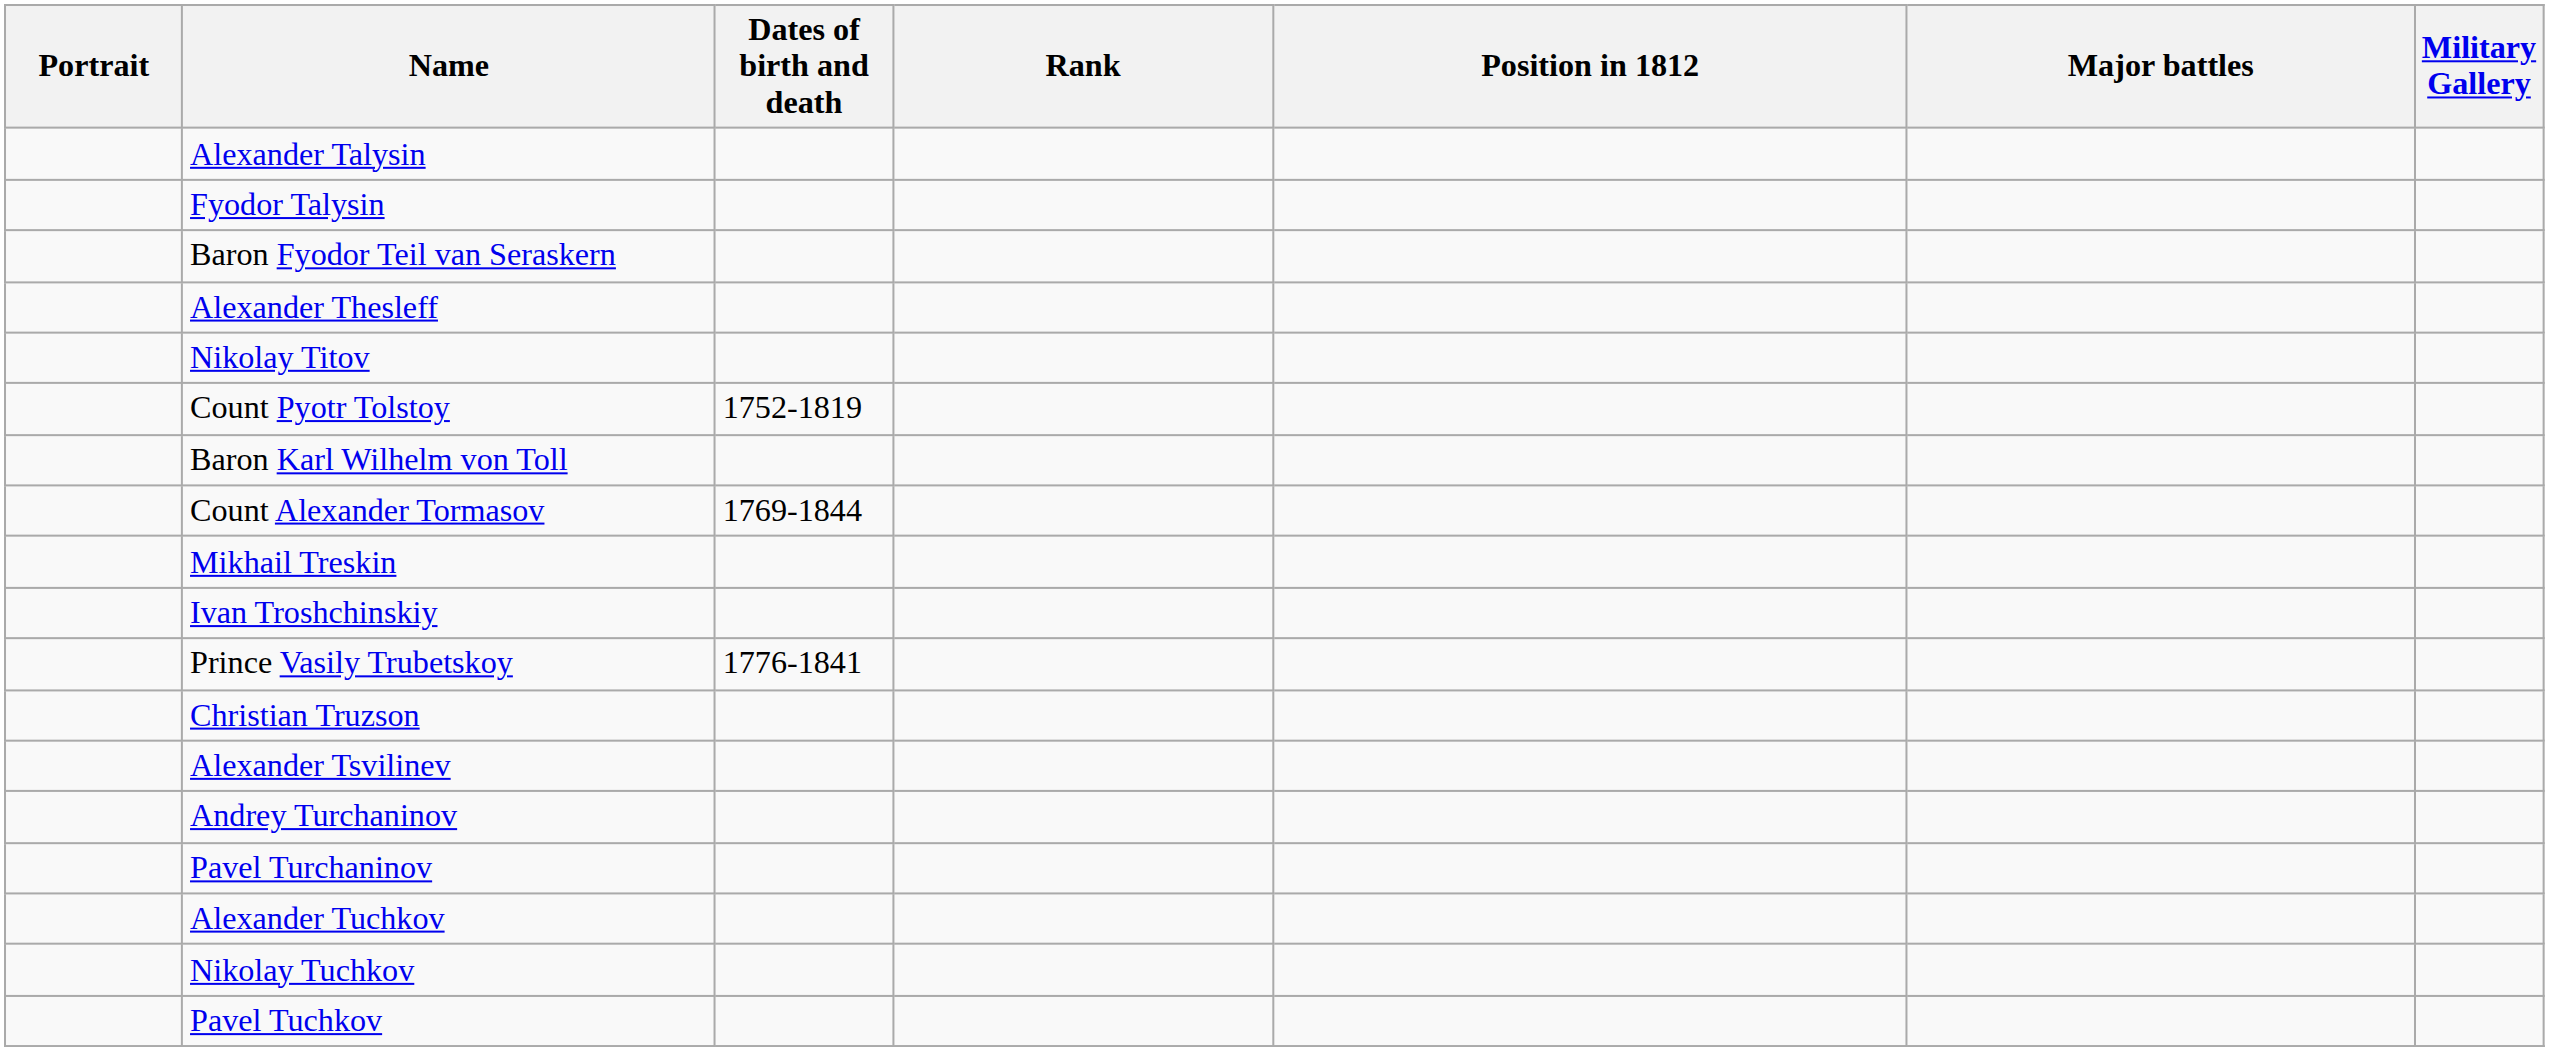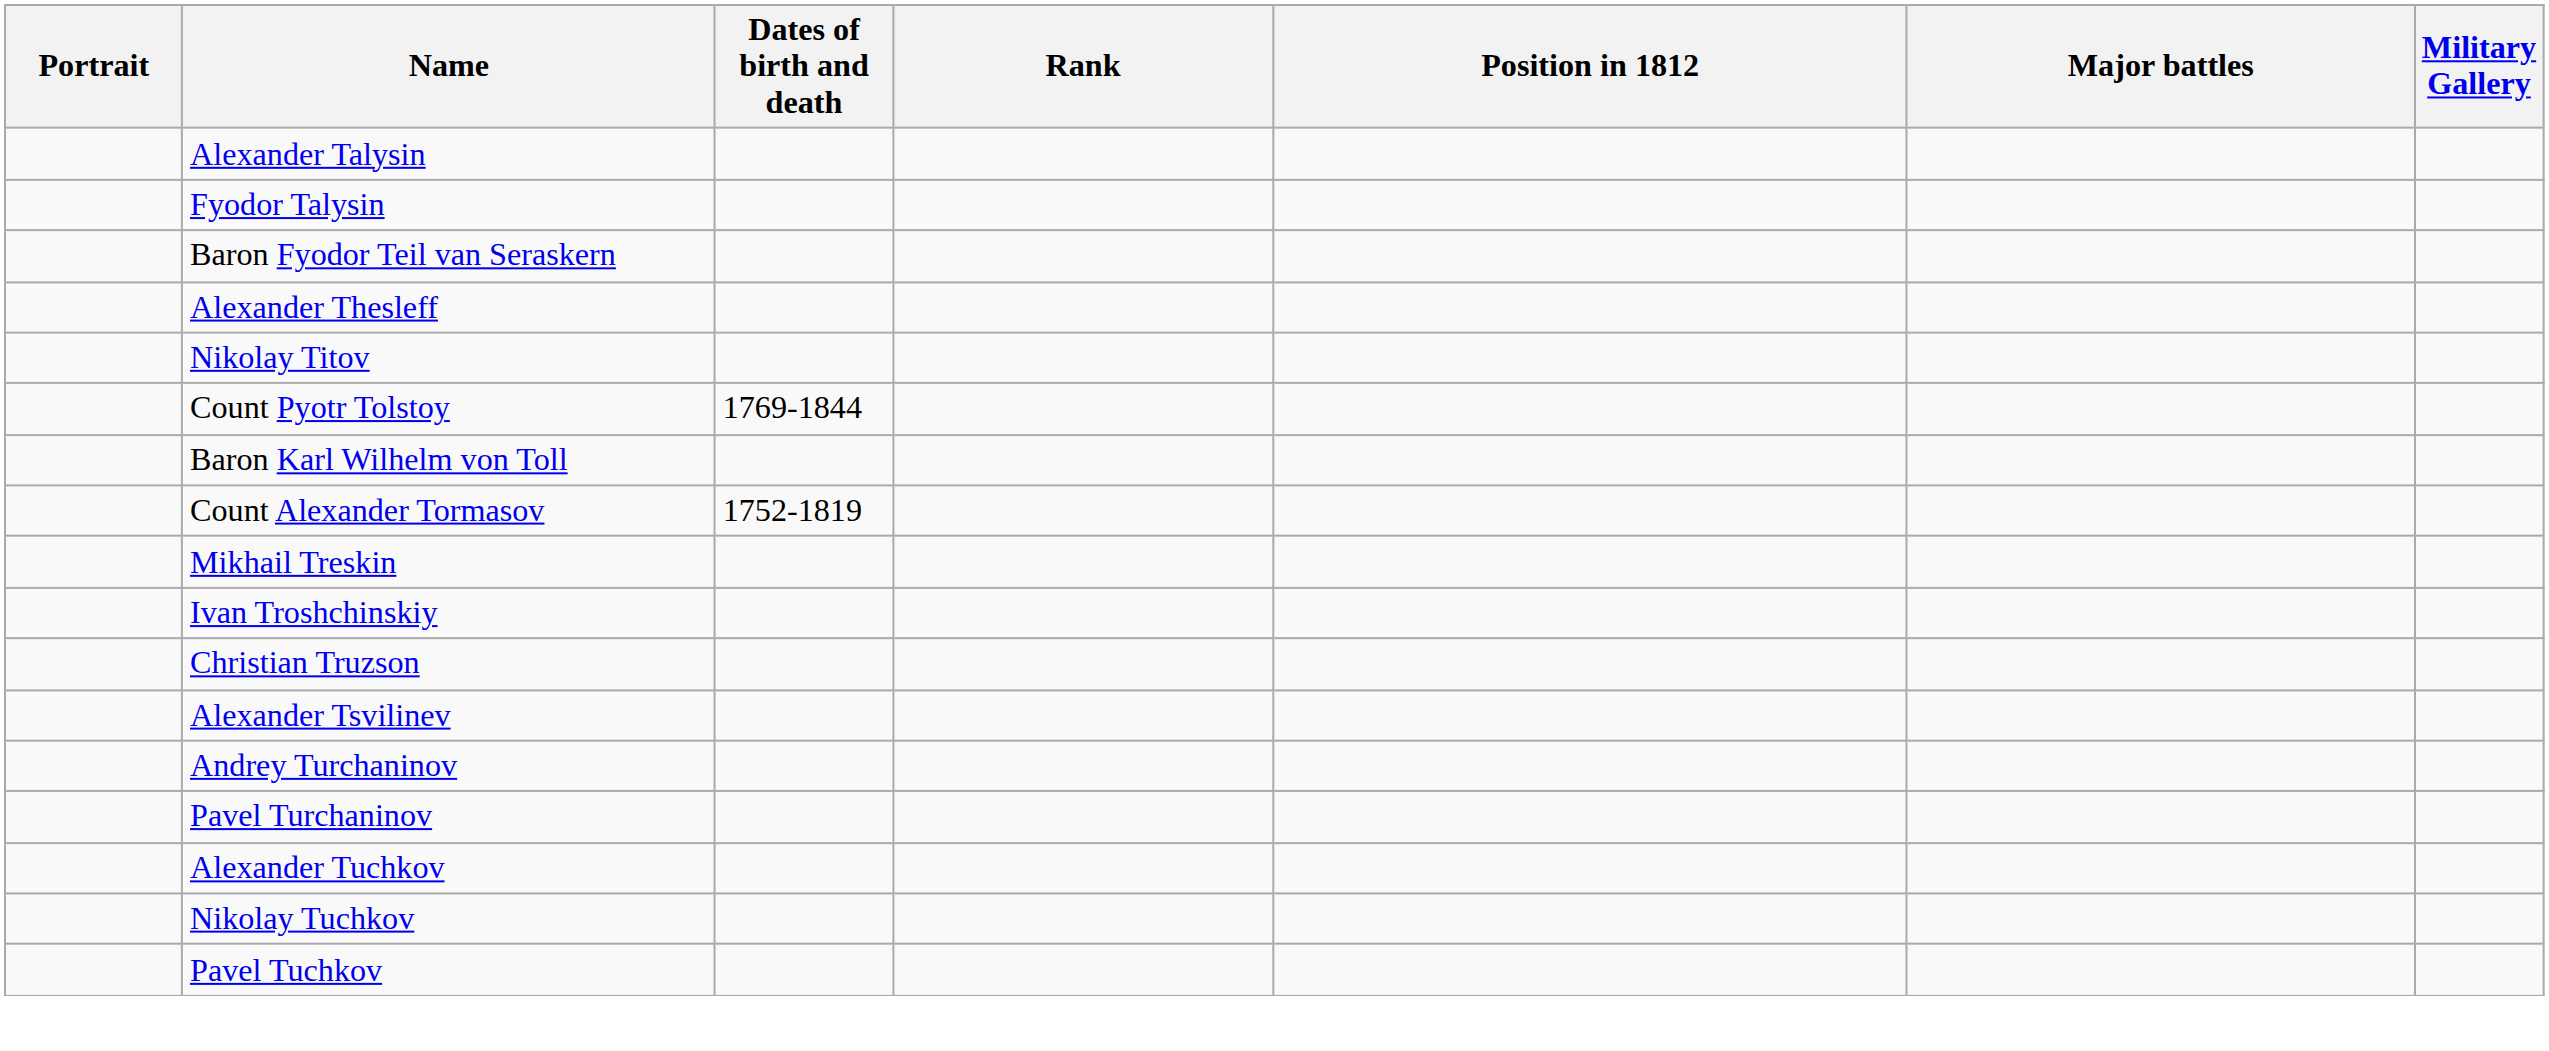(792, 408) 1752-1819 -> (792, 408) 1769-1844
(792, 510) 1769-1844 -> (792, 510) 1752-1819
- row: (351, 663)
